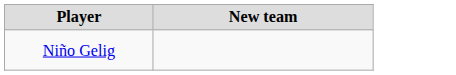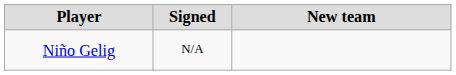+ column: (192, 17)
